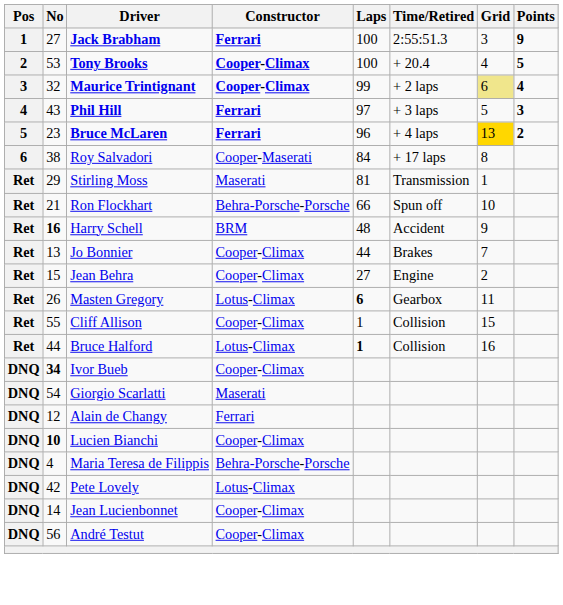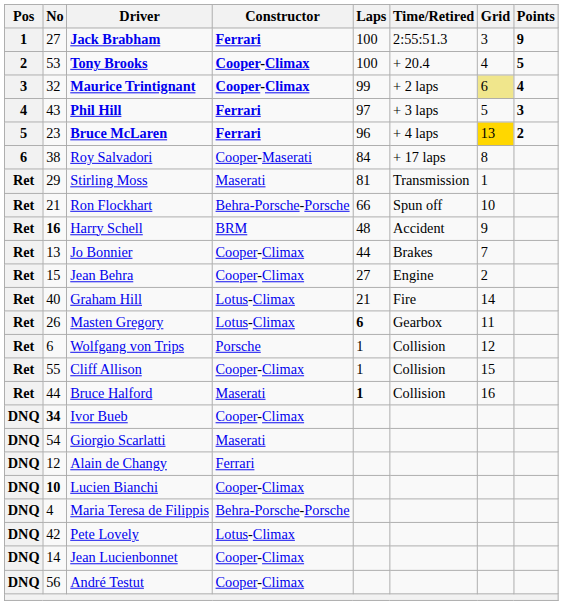+ row: (106, 299)
+ row: (127, 346)
(255, 346) Lotus-Climax -> (241, 393) Maserati
